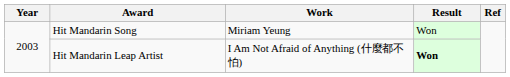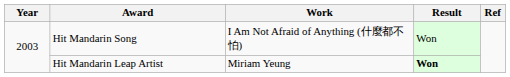(259, 30) Miriam Yeung -> (316, 38) I Am Not Afraid of Anything (什麼都不怕)
(316, 55) I Am Not Afraid of Anything (什麼都不怕) -> (259, 63) Miriam Yeung
